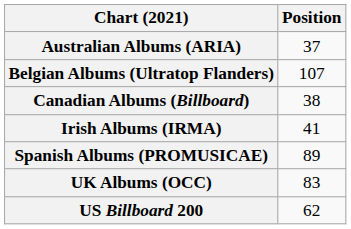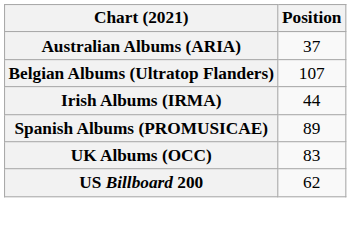- row: (141, 100)
(312, 127) 41 -> (312, 100) 44
